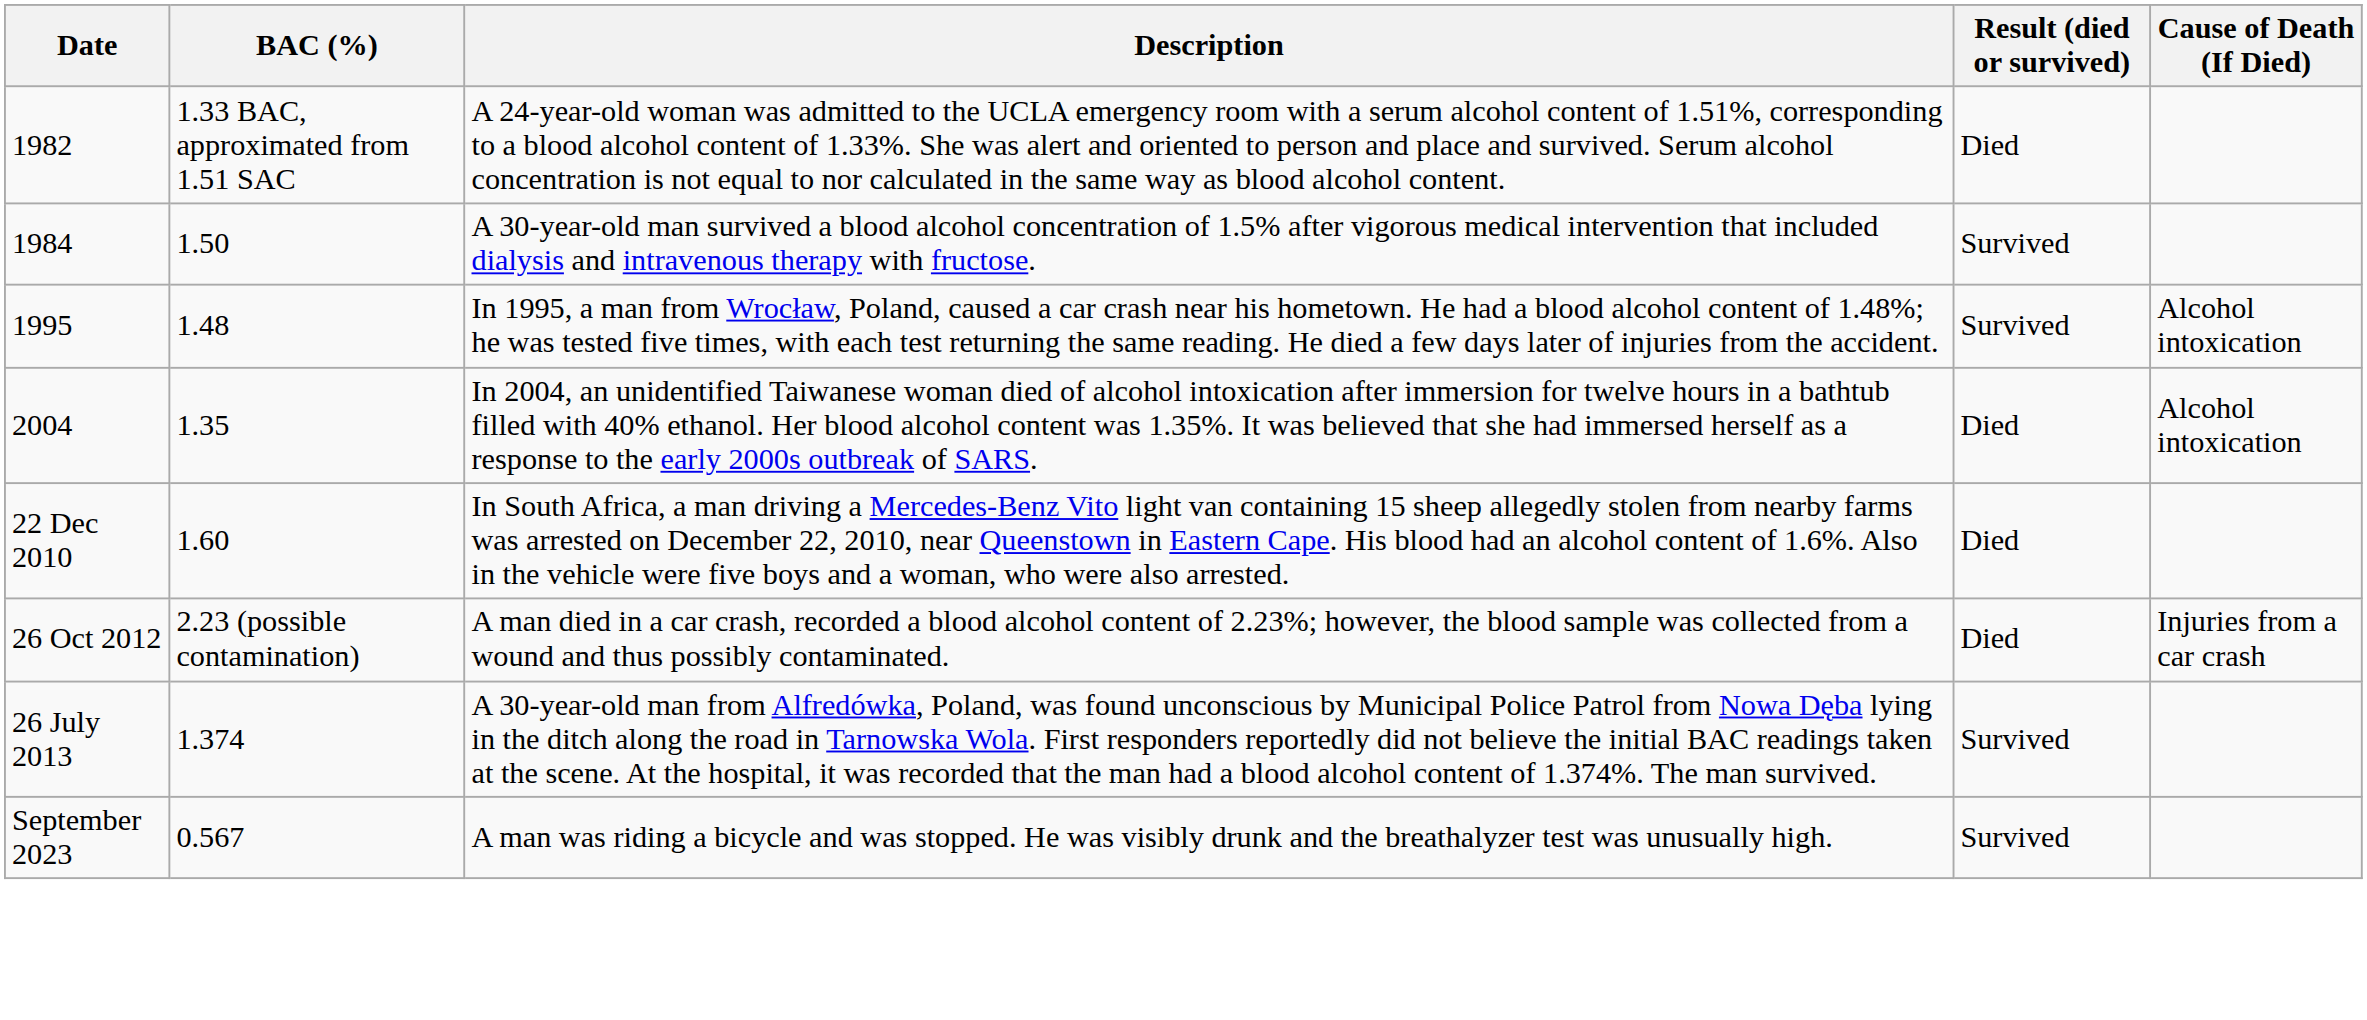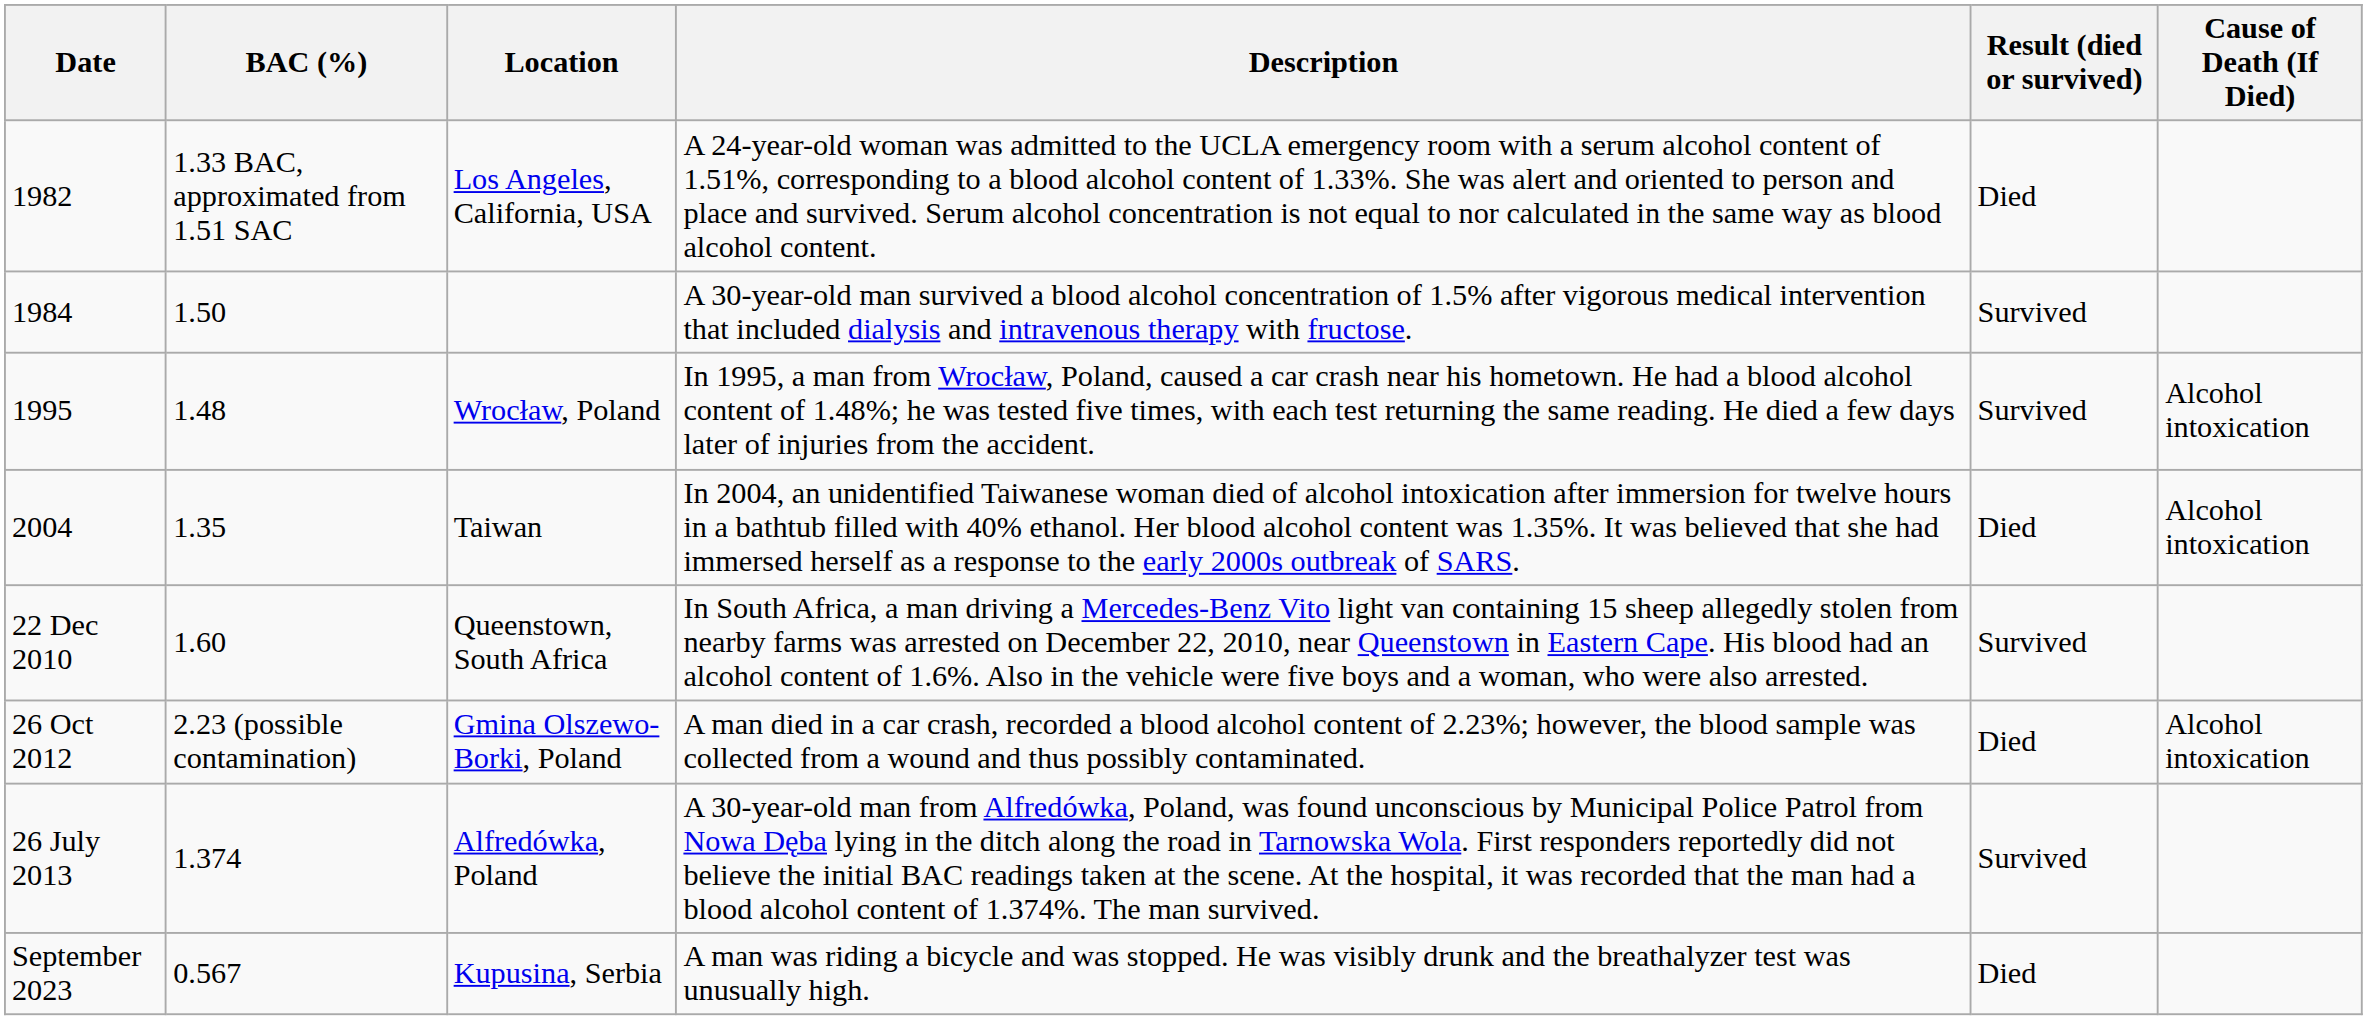+ column: (562, 62)
(1990, 540) Died -> (2032, 642) Survived
(2247, 639) Injuries from a car crash -> (2237, 741) Alcohol intoxication
(2015, 837) Survived -> (2007, 973) Died
